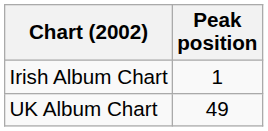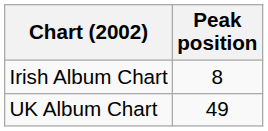(217, 76) 1 -> (217, 76) 8
